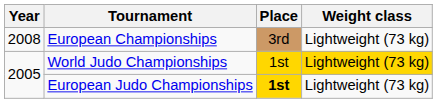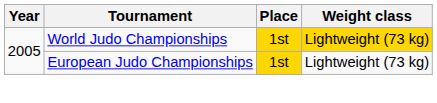- row: (132, 39)
(279, 86) bold -> (279, 62) normal
